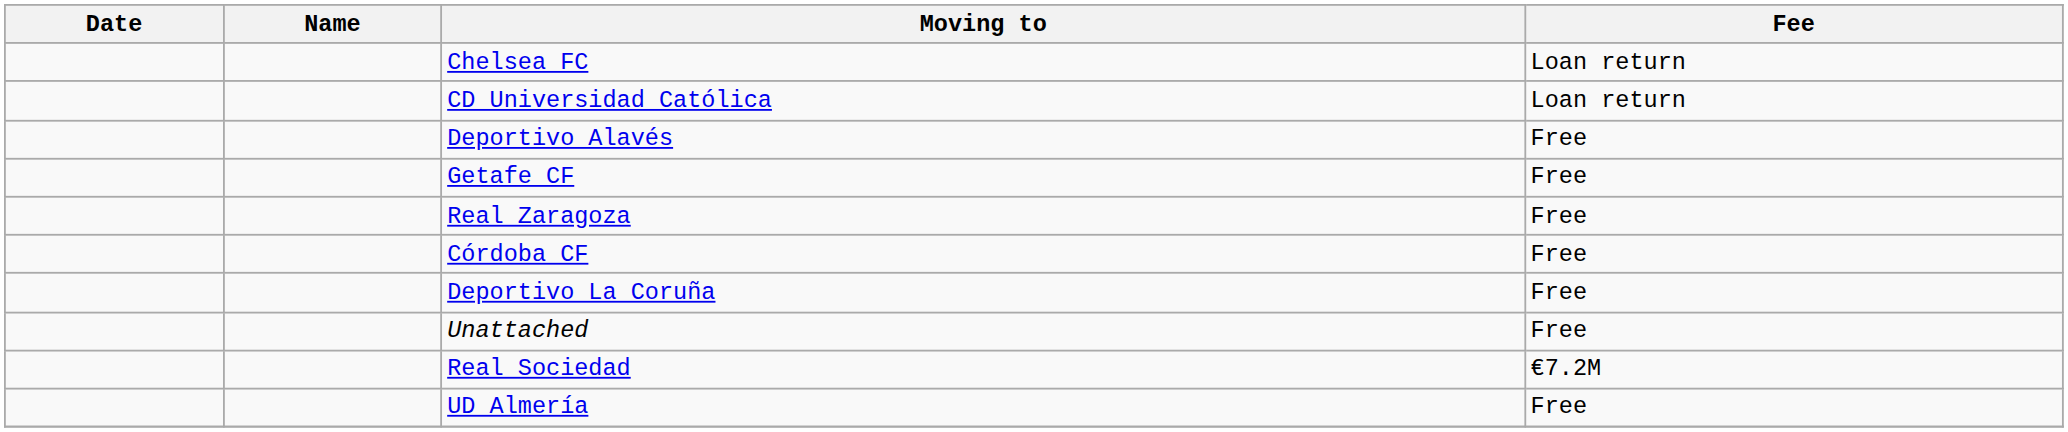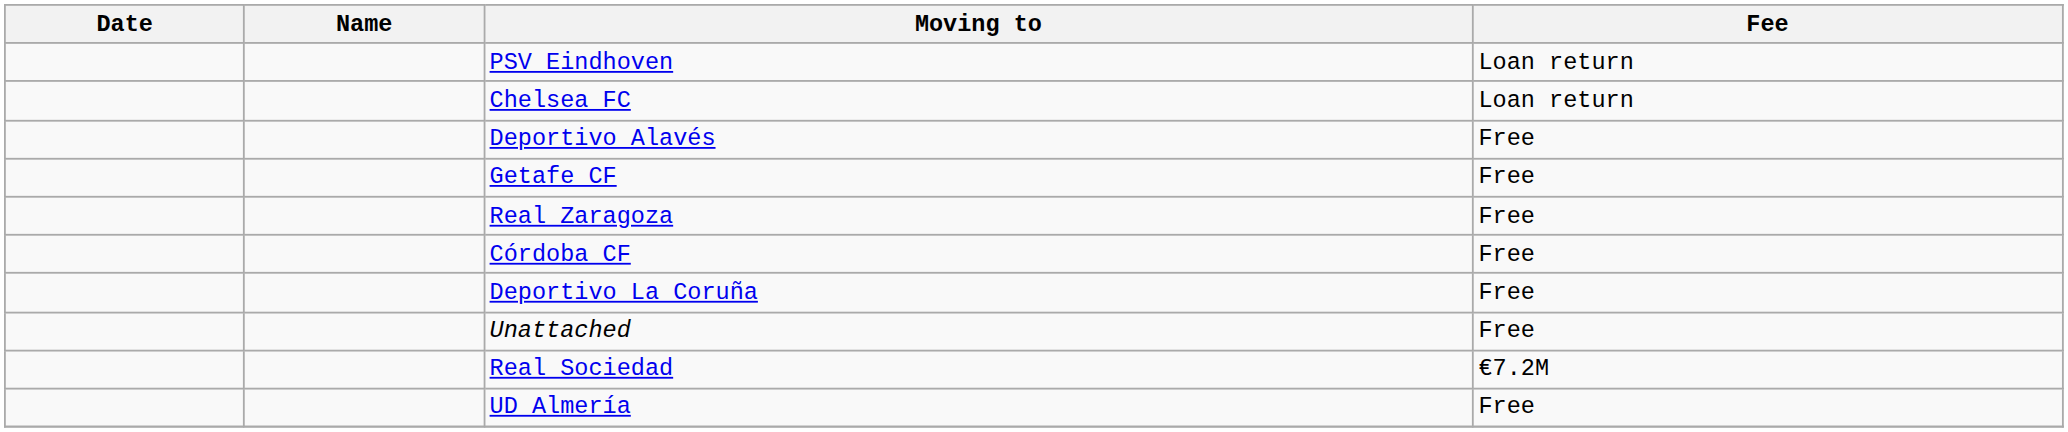+ row: (581, 62)
- row: (610, 101)
